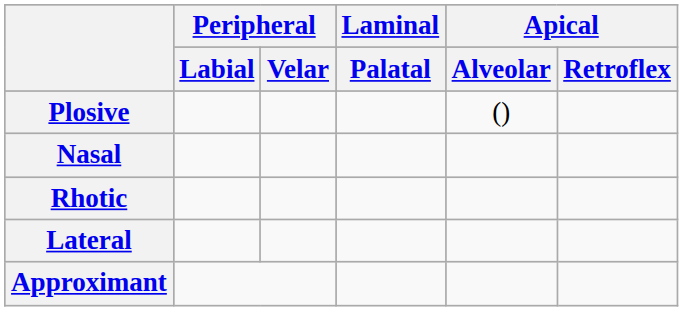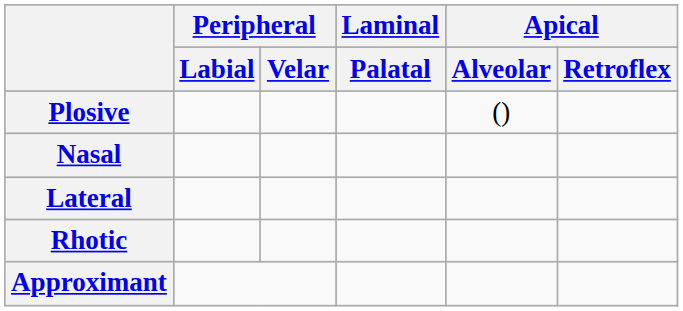rows swapped: (89, 197) <-> (89, 240)
